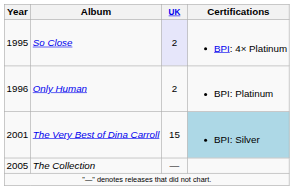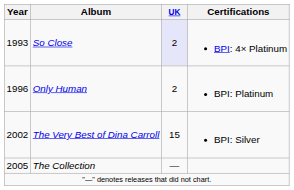(17, 42) 1995 -> (17, 42) 1993
(17, 134) 2001 -> (17, 134) 2002
(238, 140) lightblue background -> (238, 140) no background
